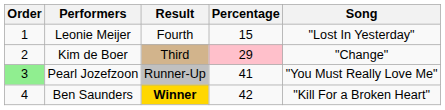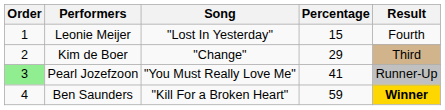columns swapped: (362, 14) <-> (175, 14)
(246, 54) pink background -> (336, 54) no background
(246, 94) 42 -> (336, 94) 59
